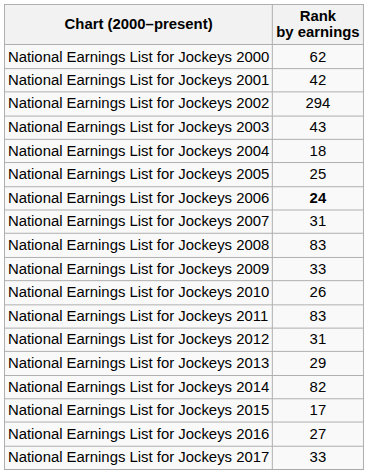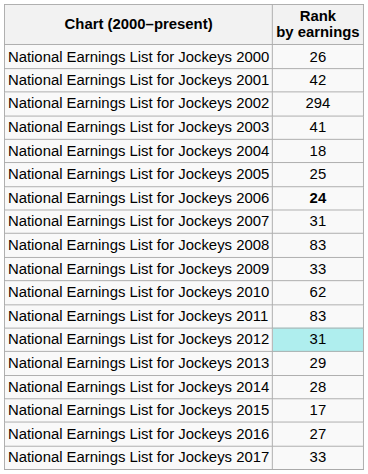(318, 56) 62 -> (318, 56) 26
(318, 127) 43 -> (318, 127) 41
(318, 292) 26 -> (318, 292) 62
(318, 339) no background -> (318, 339) paleturquoise background
(318, 387) 82 -> (318, 387) 28
